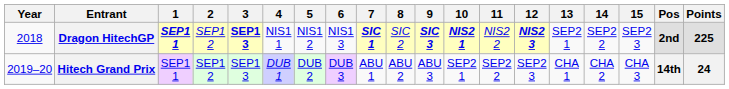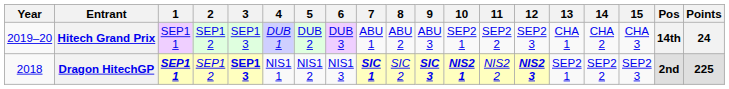rows swapped: (106, 38) <-> (106, 69)
